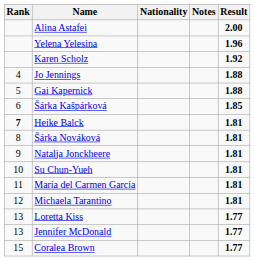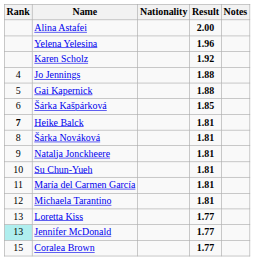columns swapped: (234, 12) <-> (204, 12)
(18, 232) no background -> (18, 232) paleturquoise background
